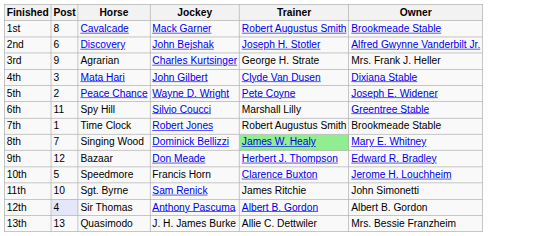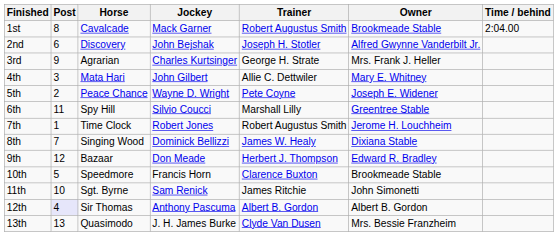+ column: (518, 12)
(281, 77) Clyde Van Dusen -> (279, 77) Allie C. Dettwiler
(384, 77) Dixiana Stable -> (389, 77) Mary E. Whitney
(396, 126) Brookmeade Stable -> (401, 126) Jerome H. Louchheim
(279, 142) lightgreen background -> (279, 142) no background
(389, 142) Mary E. Whitney -> (384, 142) Dixiana Stable
(401, 175) Jerome H. Louchheim -> (396, 175) Brookmeade Stable
(279, 223) Allie C. Dettwiler -> (281, 223) Clyde Van Dusen
